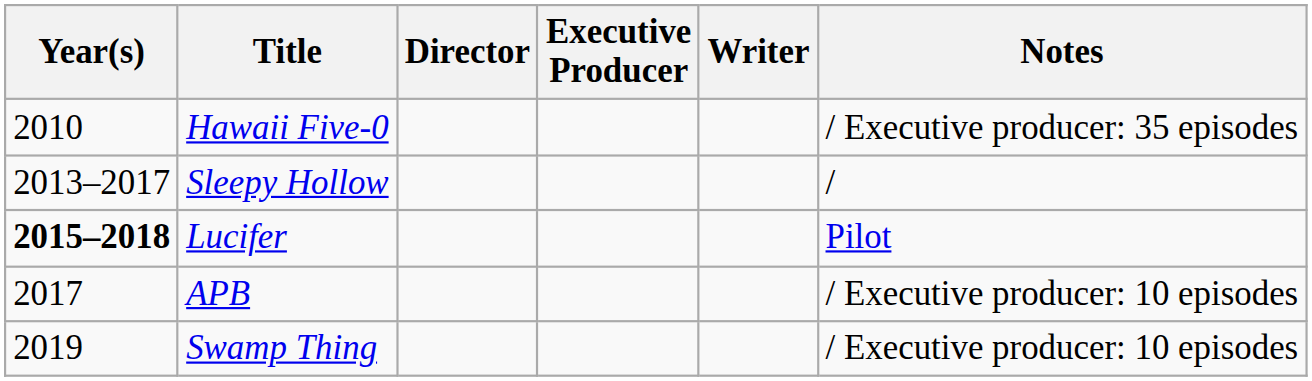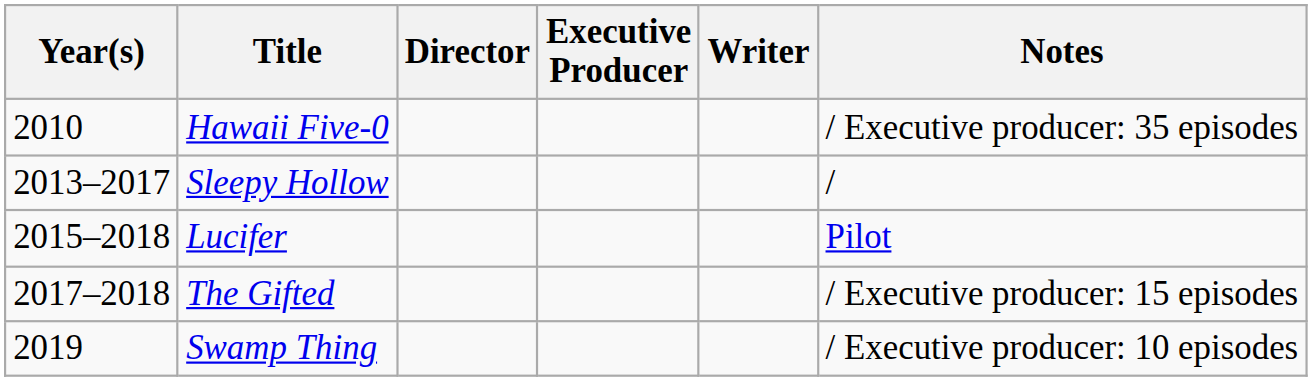(92, 237) bold -> (92, 237) normal
- row: (218, 292)
+ row: (260, 292)
